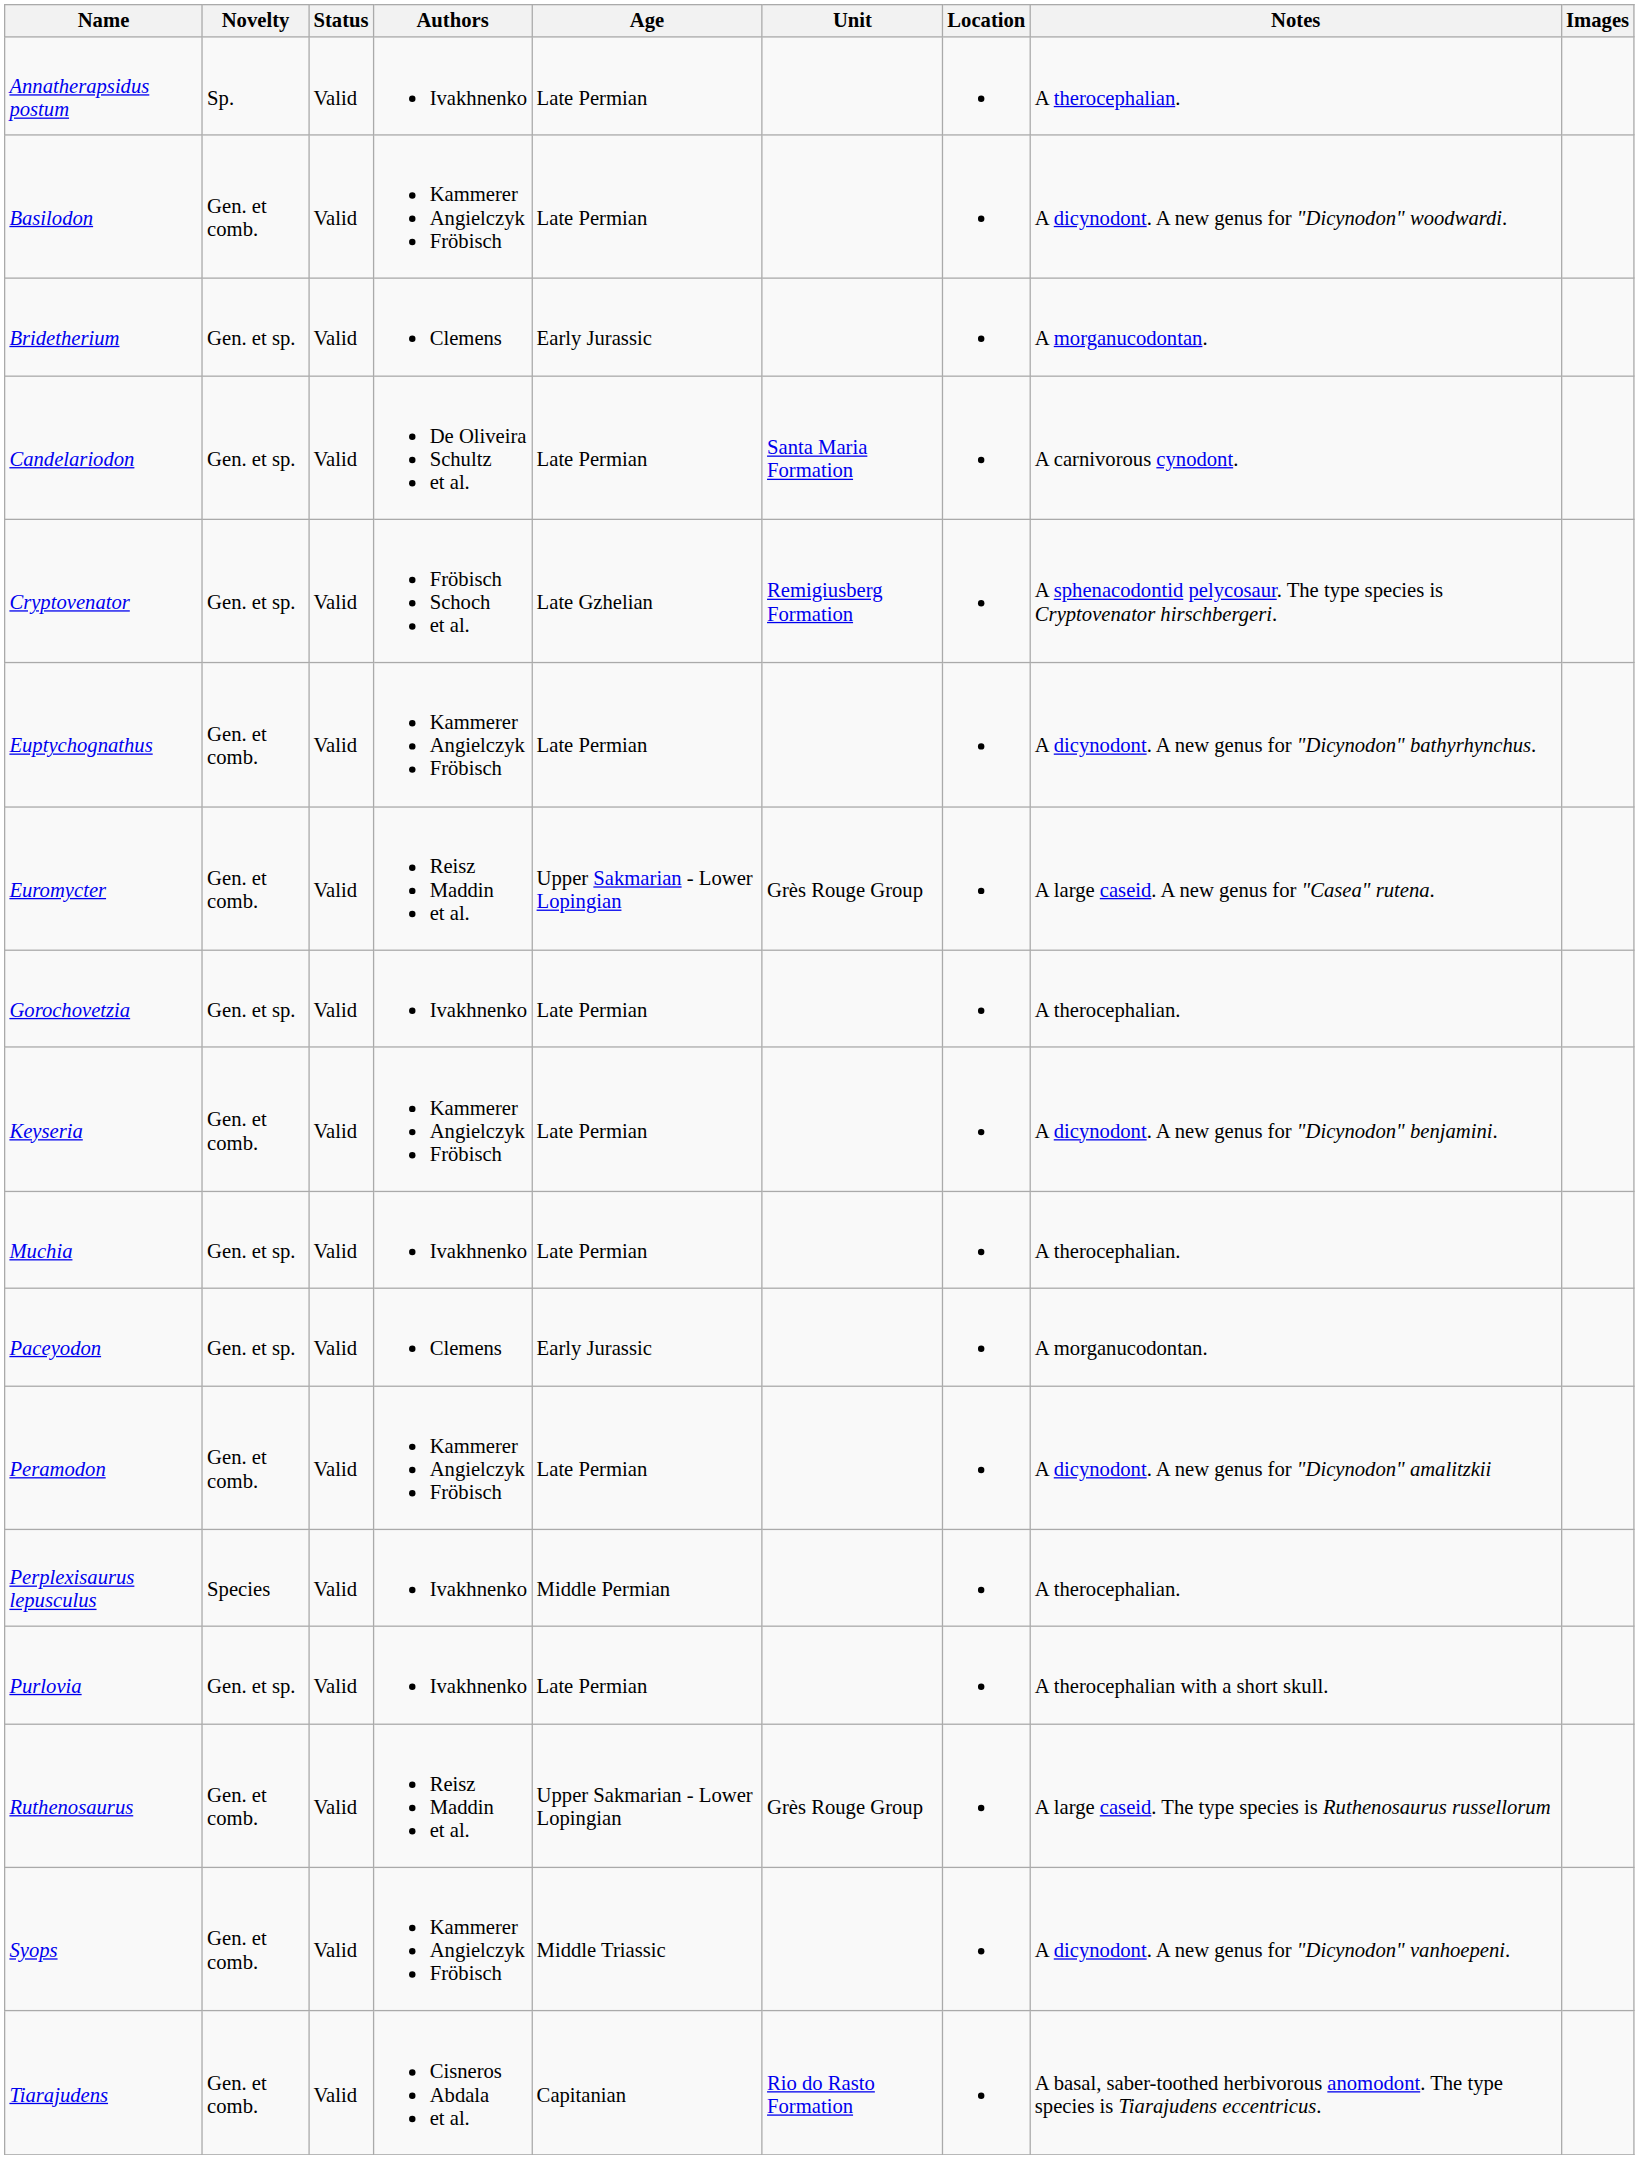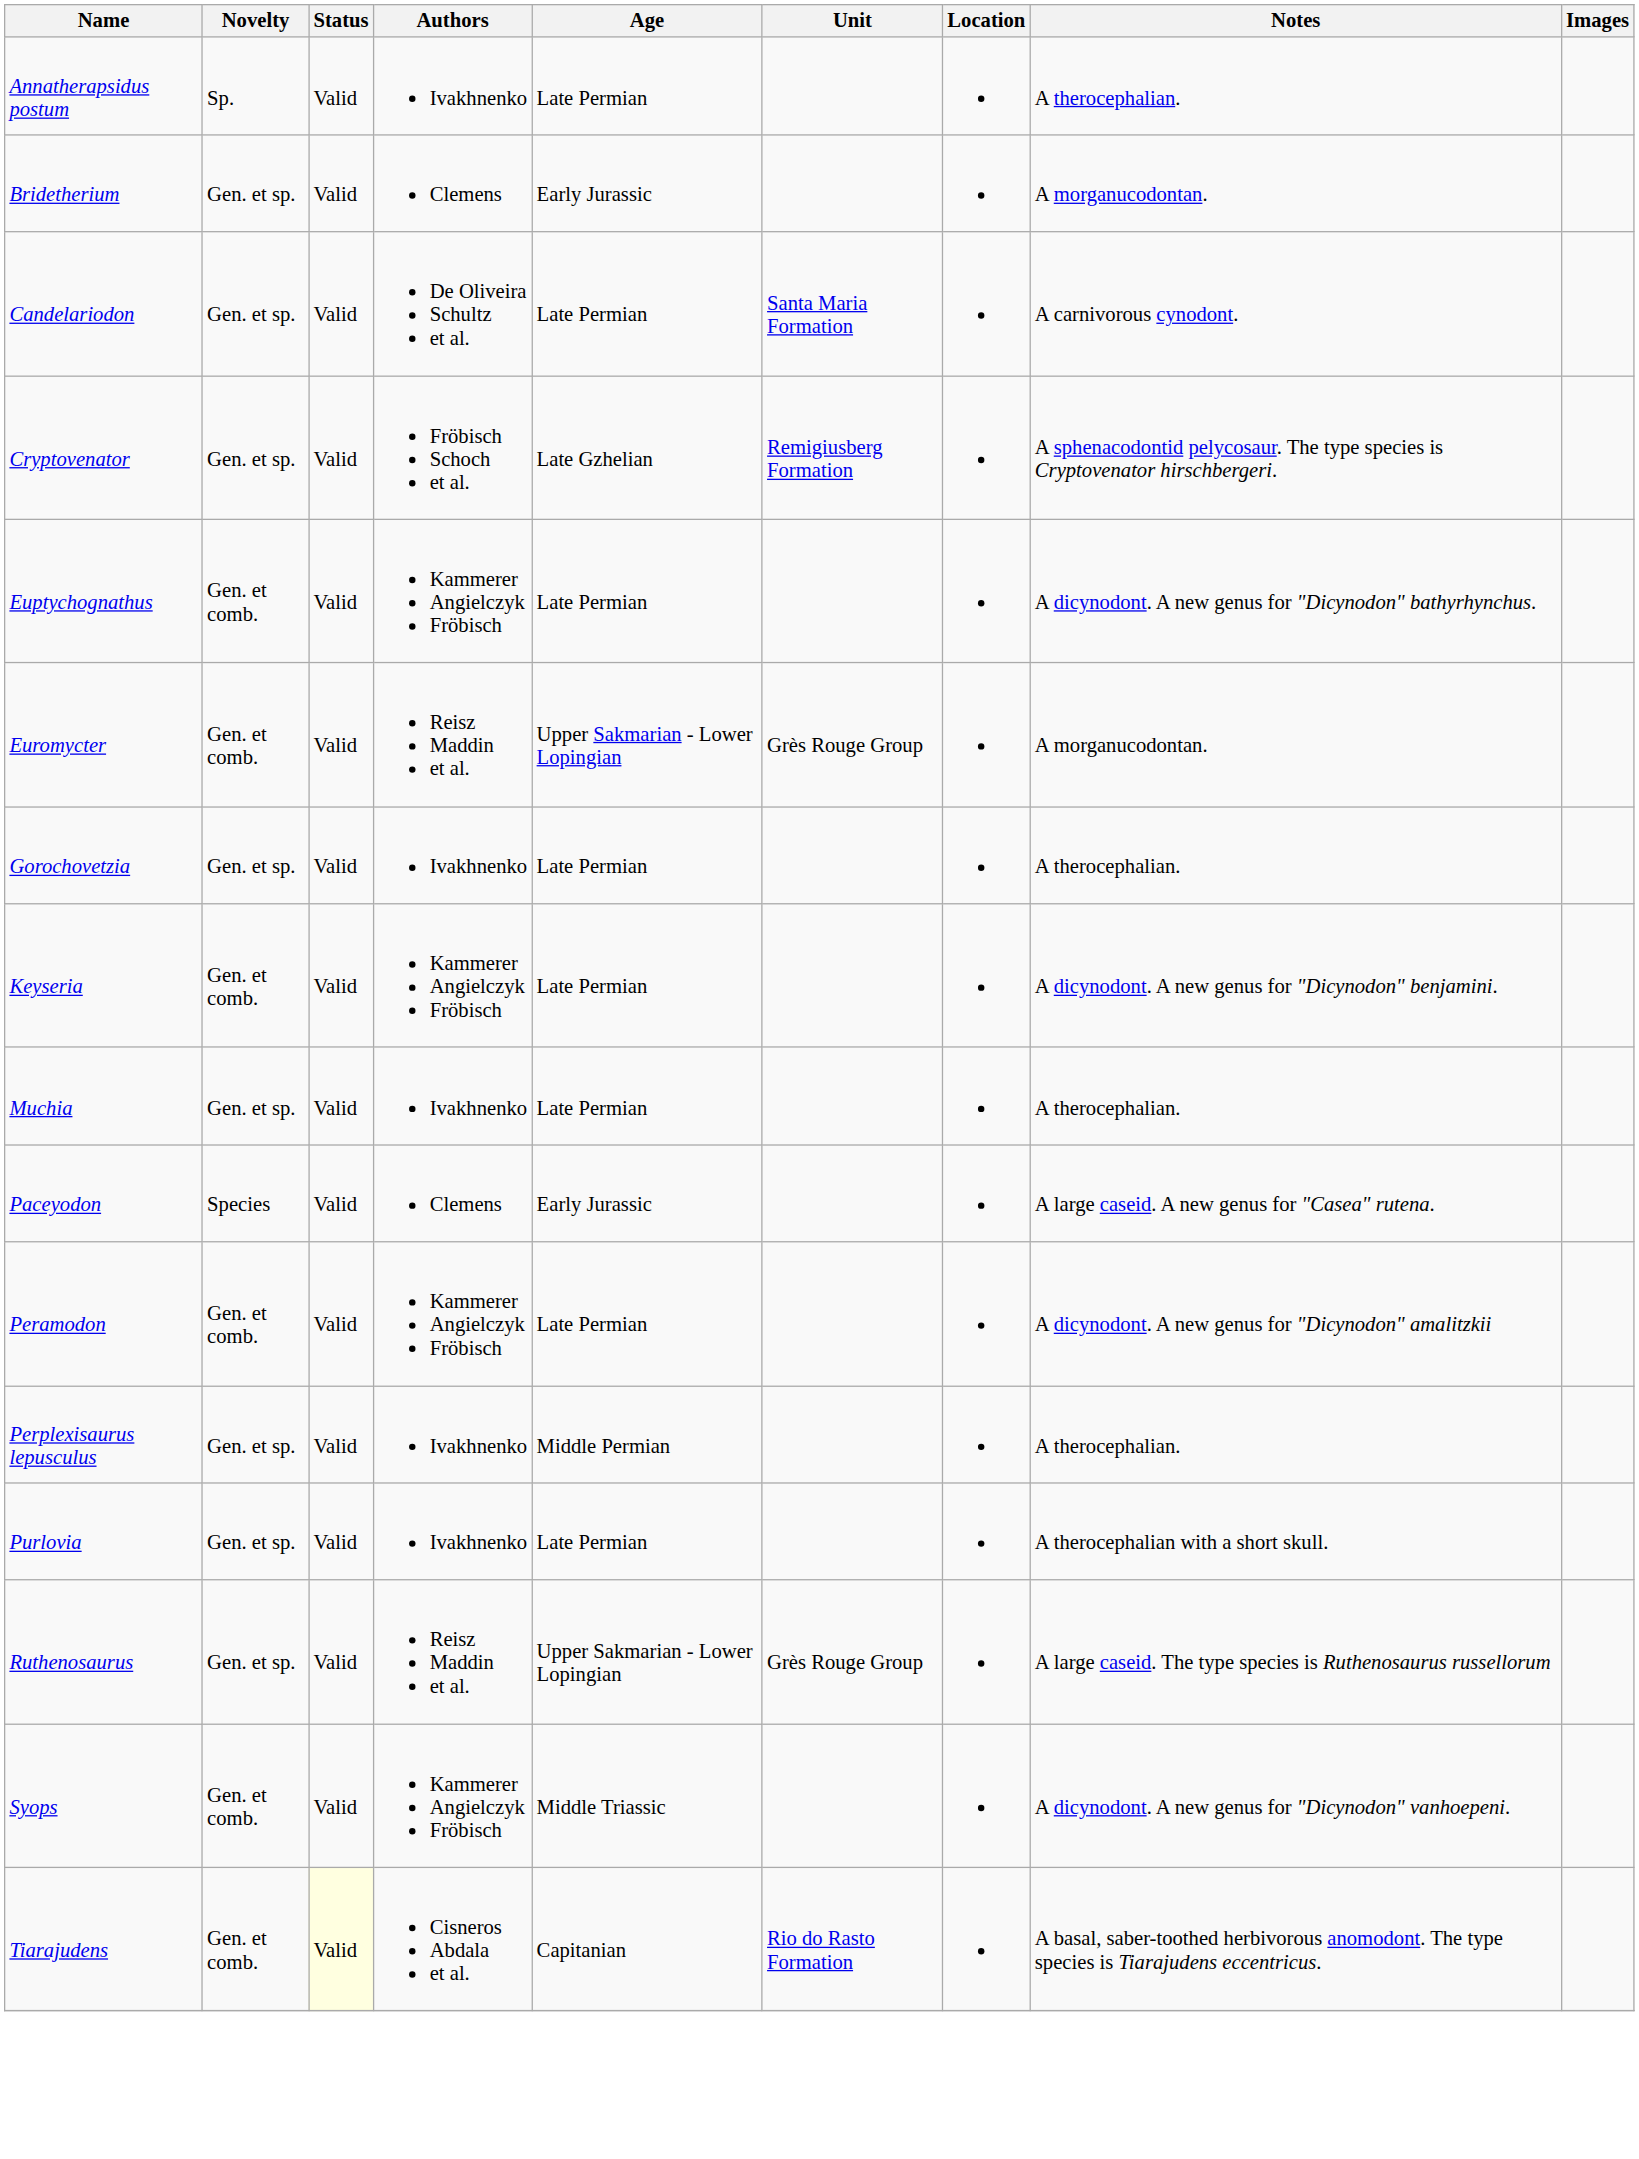- row: (51, 217)
(1235, 889) A large caseid. A new genus for "Casea" rutena. -> (1121, 746) A morganucodontan.
(251, 1348) Gen. et sp. -> (239, 1204) Species
(1121, 1348) A morganucodontan. -> (1235, 1204) A large caseid. A new genus for "Casea" rutena.
(239, 1589) Species -> (251, 1445) Gen. et sp.
(237, 1807) Gen. et comb. -> (251, 1663) Gen. et sp.
(335, 2094) no background -> (335, 1950) lightyellow background
